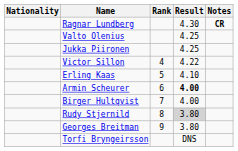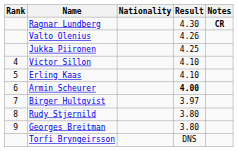columns swapped: (162, 11) <-> (32, 11)
(189, 37) 4.25 -> (189, 37) 4.26
(189, 62) 4.22 -> (189, 62) 4.10
(189, 101) 4.00 -> (189, 101) 3.97
(189, 114) lightgrey background -> (189, 114) no background
